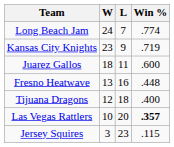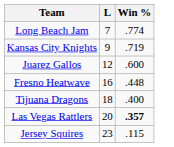- column: (107, 13)
(123, 64) 11 -> (107, 64) 12
